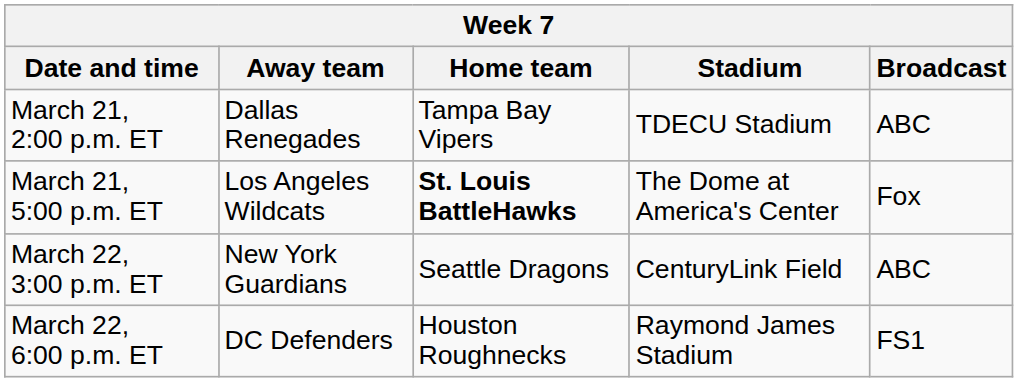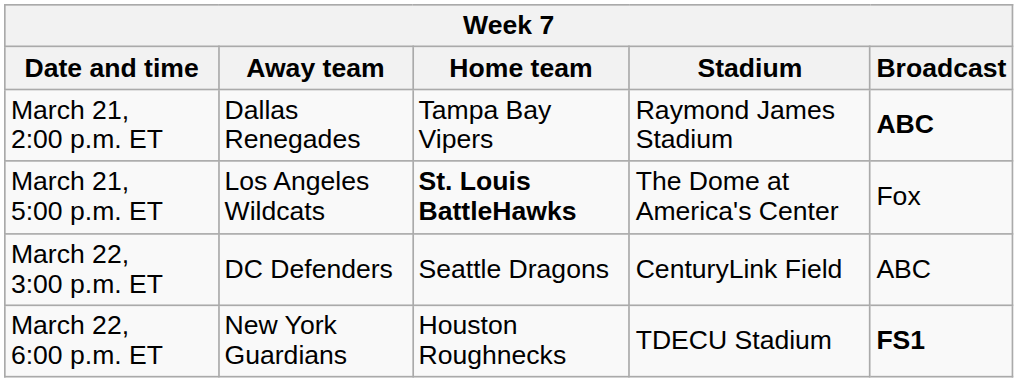(734, 124) TDECU Stadium -> (735, 124) Raymond James Stadium
(904, 124) normal -> (905, 124) bold
(286, 268) New York Guardians -> (309, 268) DC Defenders
(309, 340) DC Defenders -> (286, 340) New York Guardians
(735, 340) Raymond James Stadium -> (734, 340) TDECU Stadium
(901, 340) normal -> (901, 340) bold
